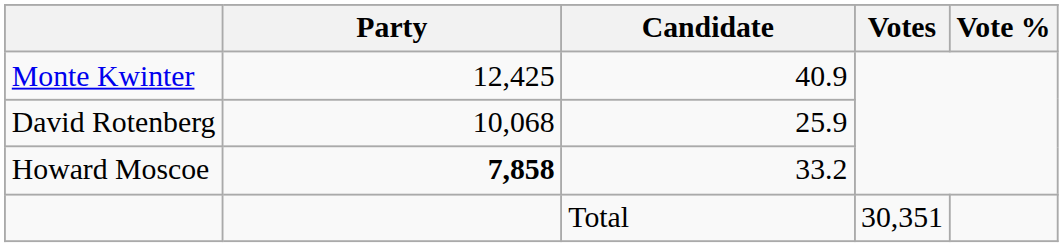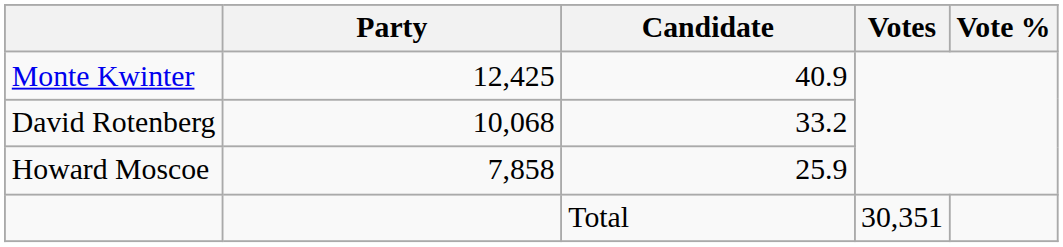(821, 122) 25.9 -> (821, 122) 33.2
(521, 169) bold -> (521, 169) normal
(821, 169) 33.2 -> (821, 169) 25.9
